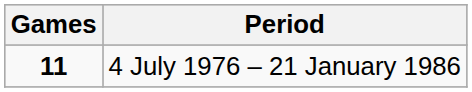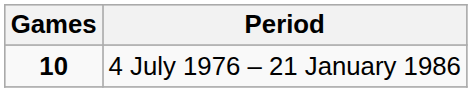(54, 65) 11 -> (54, 65) 10
